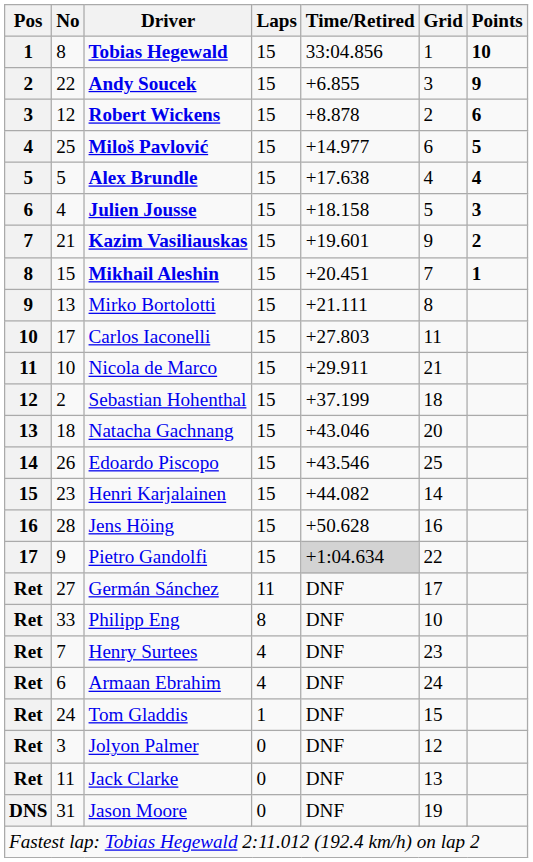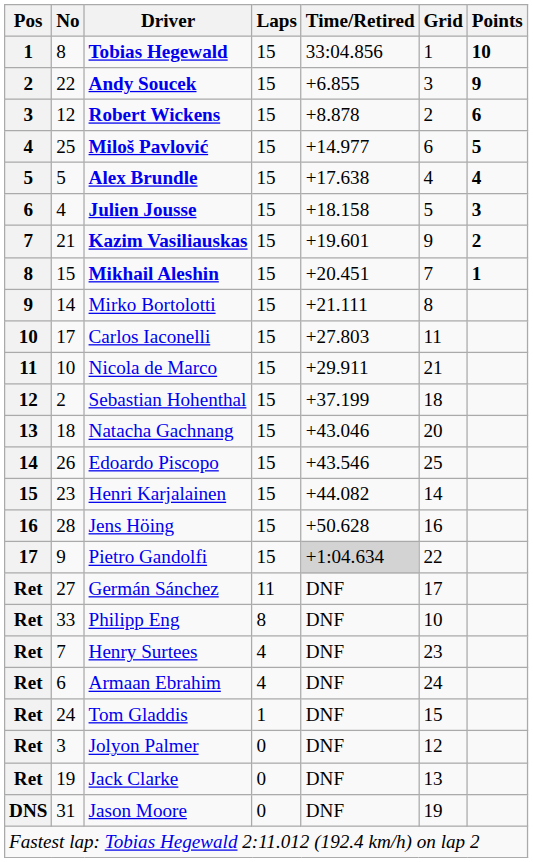(66, 304) 13 -> (66, 304) 14
(65, 778) 11 -> (66, 778) 19
